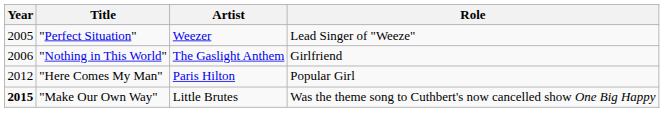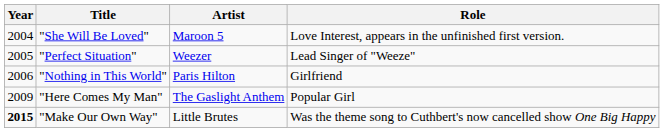+ row: (94, 35)
(229, 55) The Gaslight Anthem -> (204, 76) Paris Hilton
(20, 76) 2012 -> (20, 96) 2009
(204, 76) Paris Hilton -> (229, 96) The Gaslight Anthem
